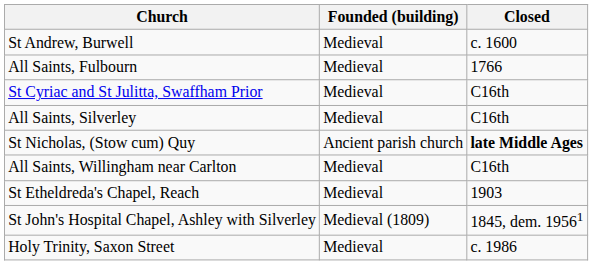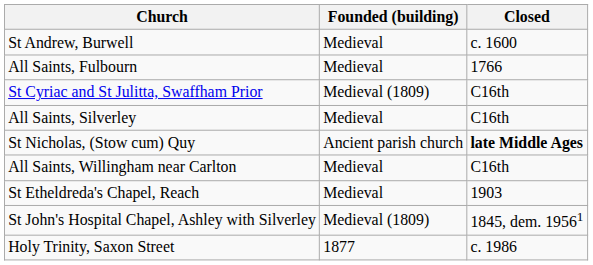(353, 92) Medieval -> (376, 92) Medieval (1809)
(353, 247) Medieval -> (339, 247) 1877
